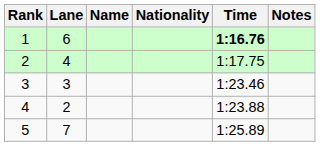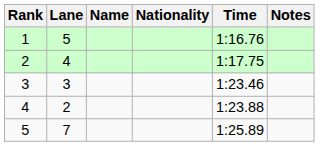(66, 38) 6 -> (66, 38) 5
(240, 38) bold -> (240, 38) normal
